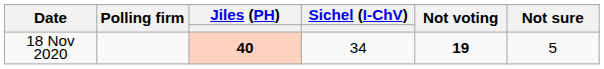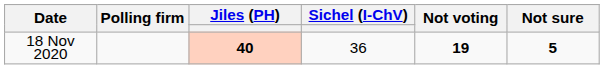(358, 48) 34 -> (358, 48) 36
(553, 48) normal -> (553, 48) bold
